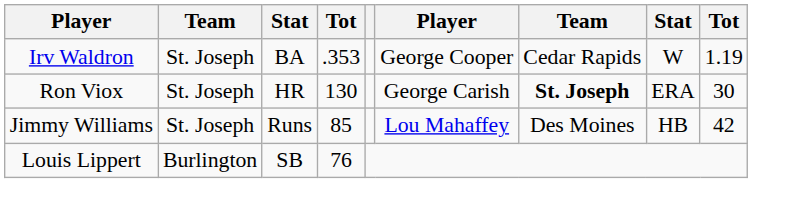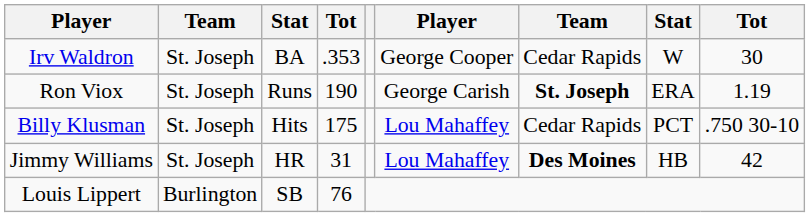(724, 56) 1.19 -> (752, 56) 30
(290, 90) HR -> (290, 90) Runs
(341, 90) 130 -> (341, 90) 190
(724, 90) 30 -> (752, 90) 1.19
+ row: (81, 125)
(290, 125) Runs -> (290, 159) HR
(341, 125) 85 -> (341, 159) 31
(582, 125) normal -> (582, 159) bold
